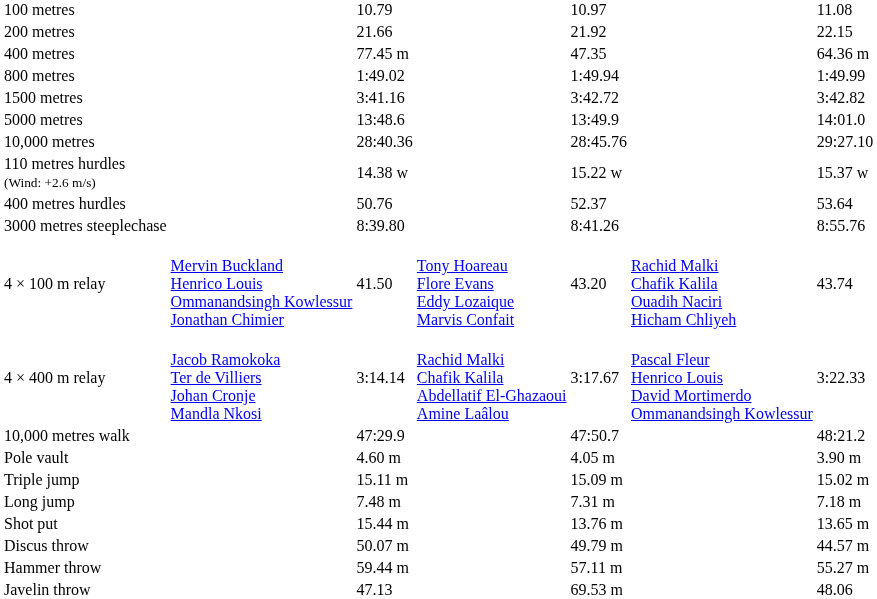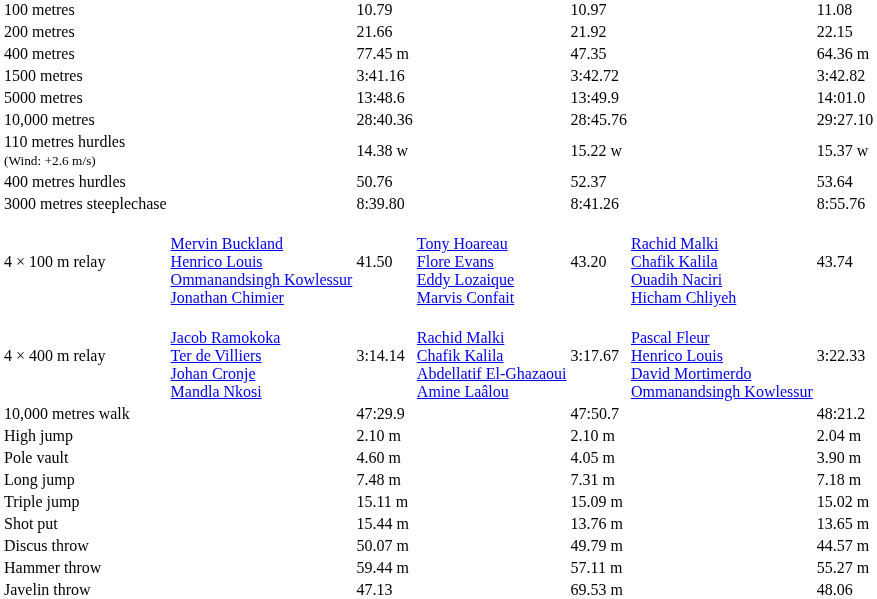- row: (39, 76)
+ row: (38, 436)
rows swapped: (39, 502) <-> (42, 480)
